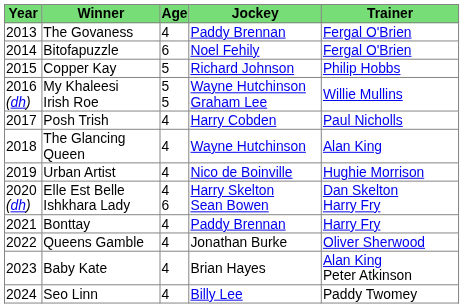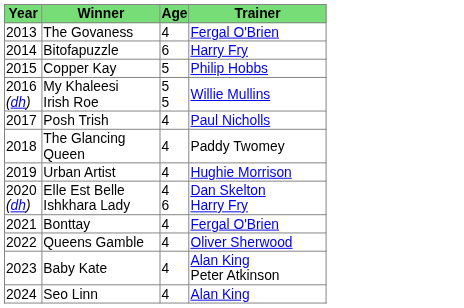- column: (255, 14)
(367, 50) Fergal O'Brien -> (219, 50) Harry Fry
(352, 146) Alan King -> (238, 146) Paddy Twomey
(352, 224) Harry Fry -> (235, 224) Fergal O'Brien
(370, 294) Paddy Twomey -> (220, 294) Alan King
